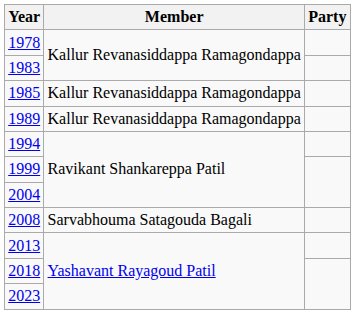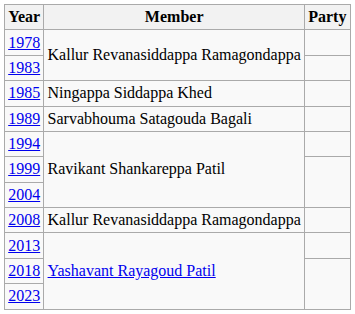(174, 93) Kallur Revanasiddappa Ramagondappa -> (130, 93) Ningappa Siddappa Khed
(174, 118) Kallur Revanasiddappa Ramagondappa -> (150, 118) Sarvabhouma Satagouda Bagali
(150, 220) Sarvabhouma Satagouda Bagali -> (174, 220) Kallur Revanasiddappa Ramagondappa
